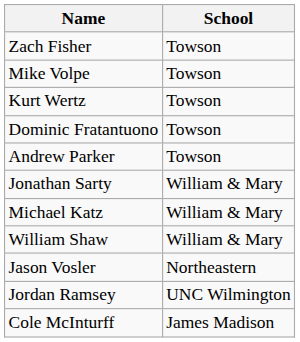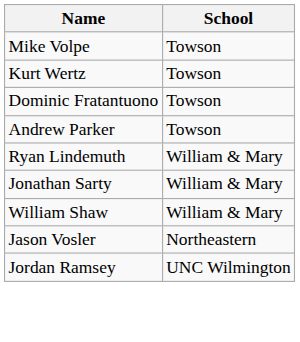- row: (50, 45)
+ row: (67, 156)
- row: (56, 211)
- row: (61, 322)
